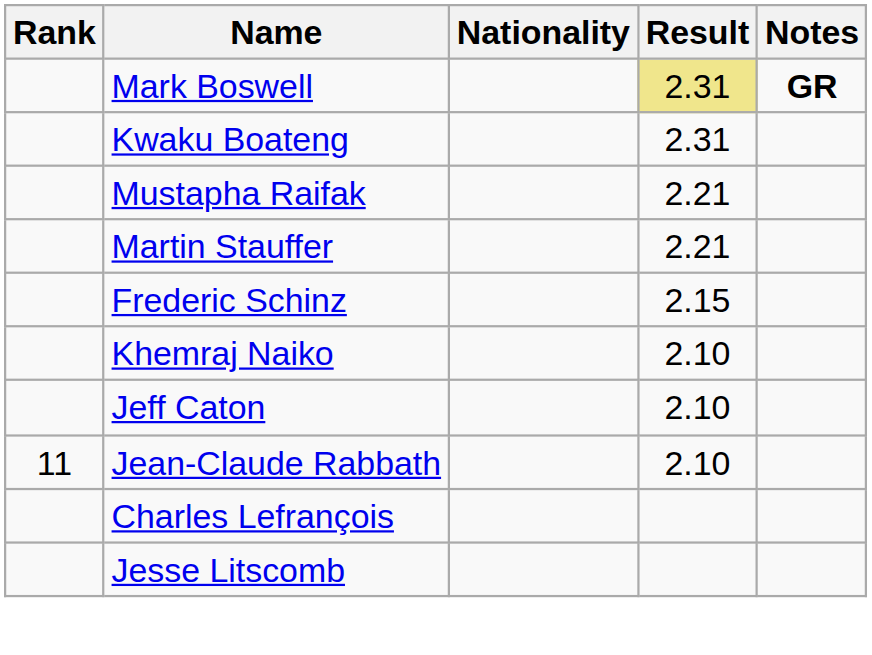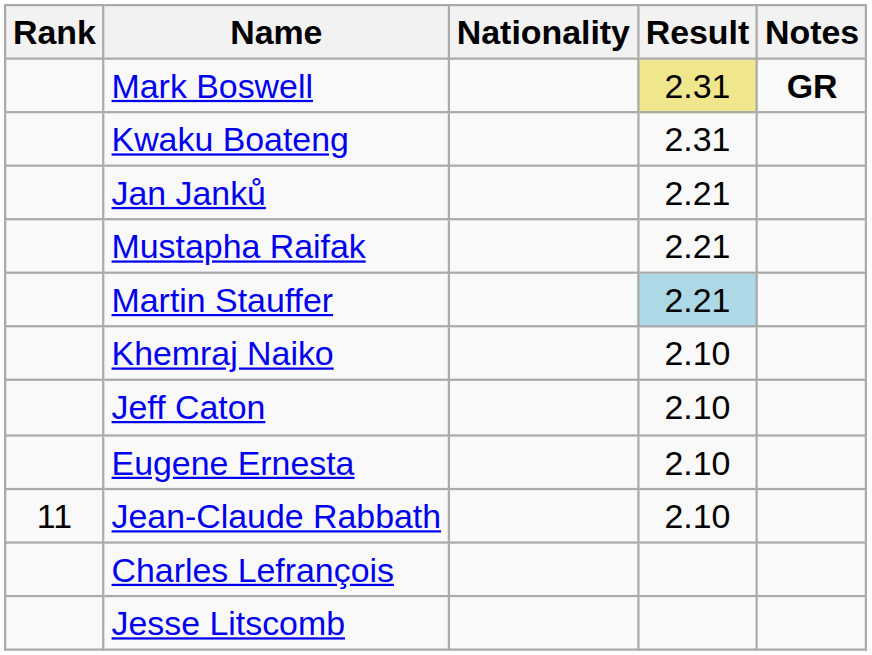+ row: (189, 193)
(697, 247) no background -> (697, 300) lightblue background
- row: (229, 300)
+ row: (233, 461)
